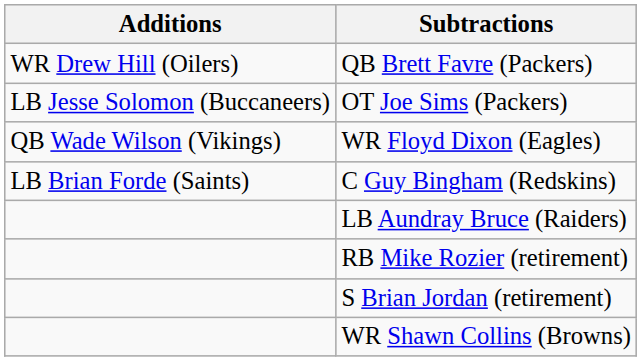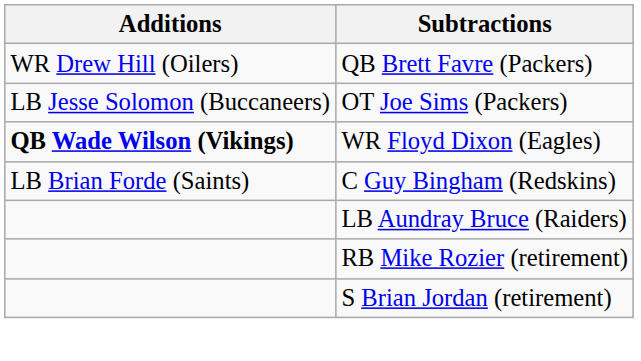(146, 141) normal -> (152, 141) bold
- row: (486, 336)
